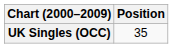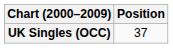(141, 33) 35 -> (141, 33) 37
